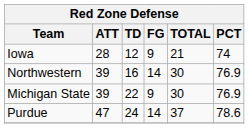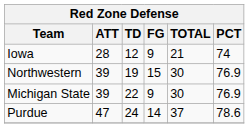(132, 73) 16 -> (132, 73) 19
(154, 73) 14 -> (154, 73) 15
